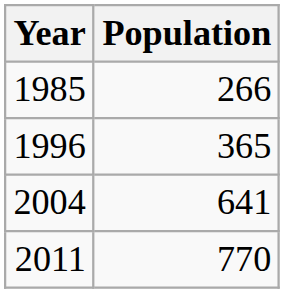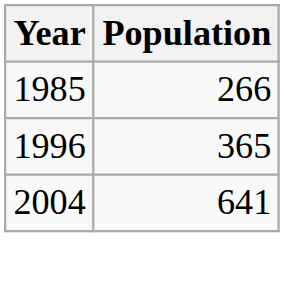- row: (50, 258)
